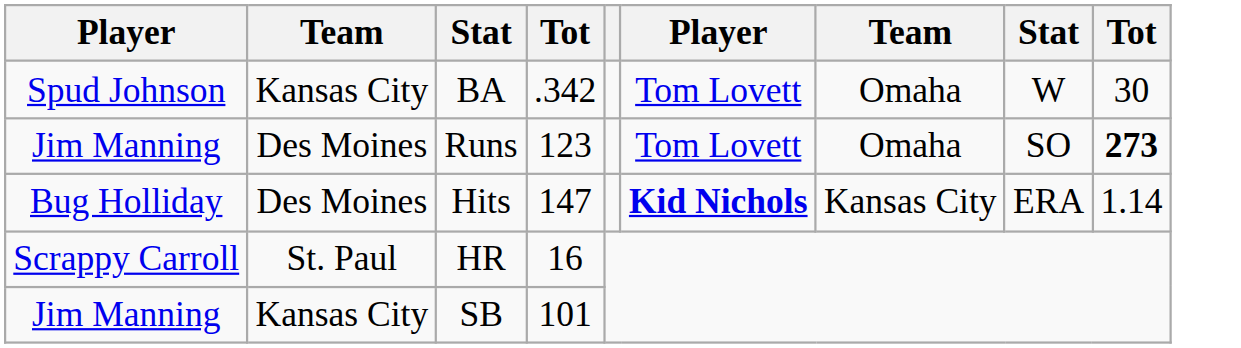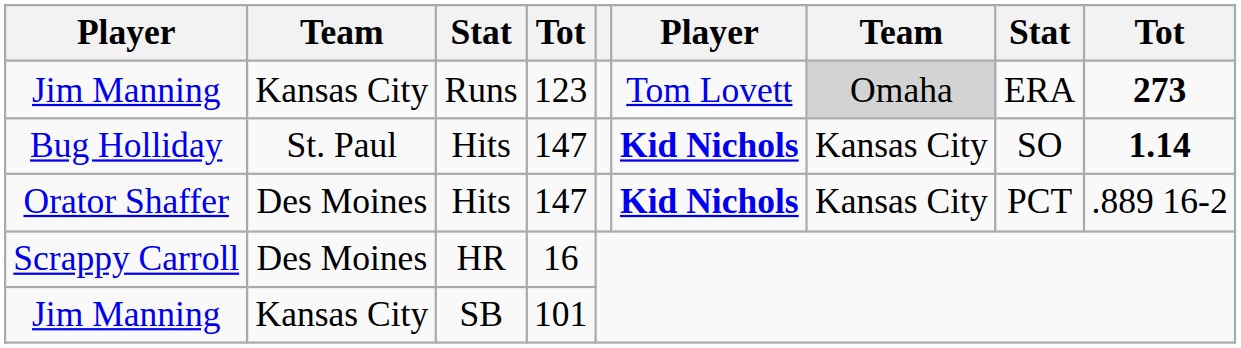- row: (126, 88)
(342, 145) Des Moines -> (342, 88) Kansas City
(910, 145) no background -> (901, 88) lightgrey background
(1048, 145) SO -> (1040, 88) ERA
(342, 201) Des Moines -> (342, 145) St. Paul
(1049, 201) ERA -> (1040, 145) SO
(1131, 201) normal -> (1160, 145) bold
+ row: (126, 201)
(342, 257) St. Paul -> (342, 257) Des Moines
